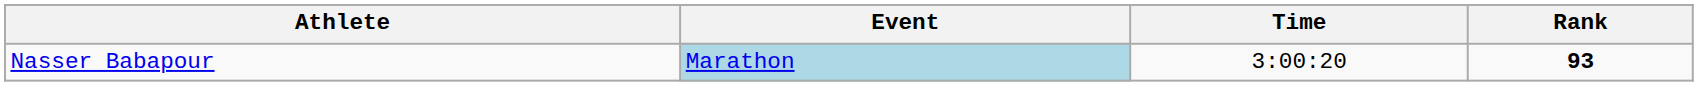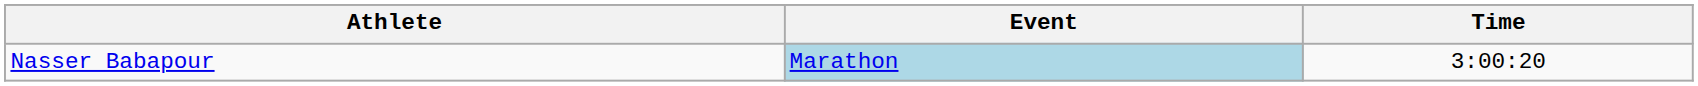- column: (1581, 24)
